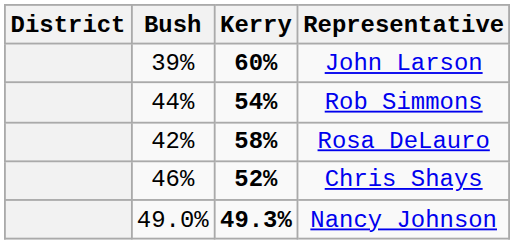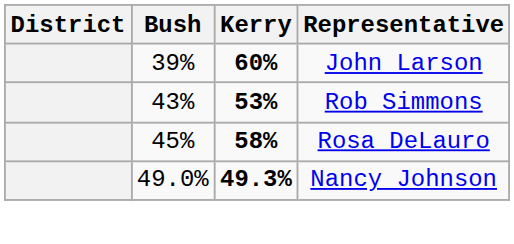(173, 102) 44% -> (173, 102) 43%
(256, 102) 54% -> (256, 102) 53%
(173, 141) 42% -> (173, 141) 45%
- row: (404, 180)
